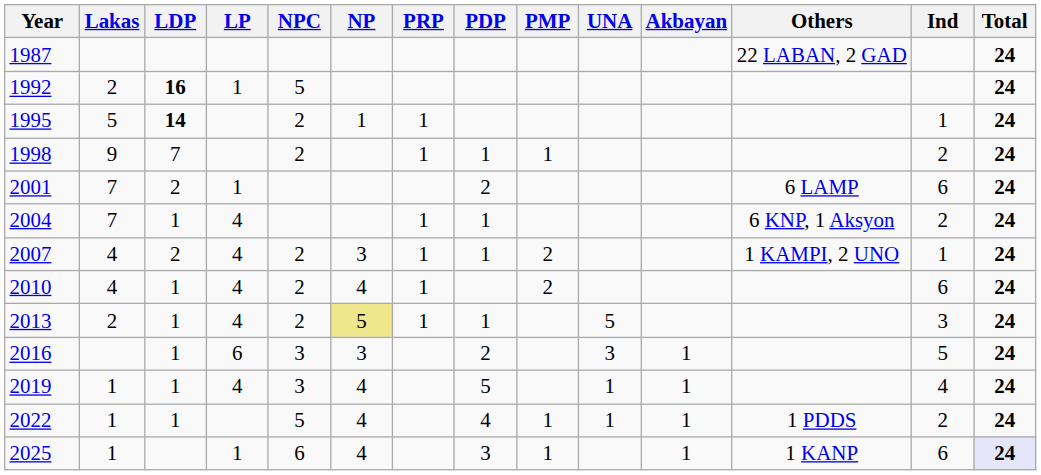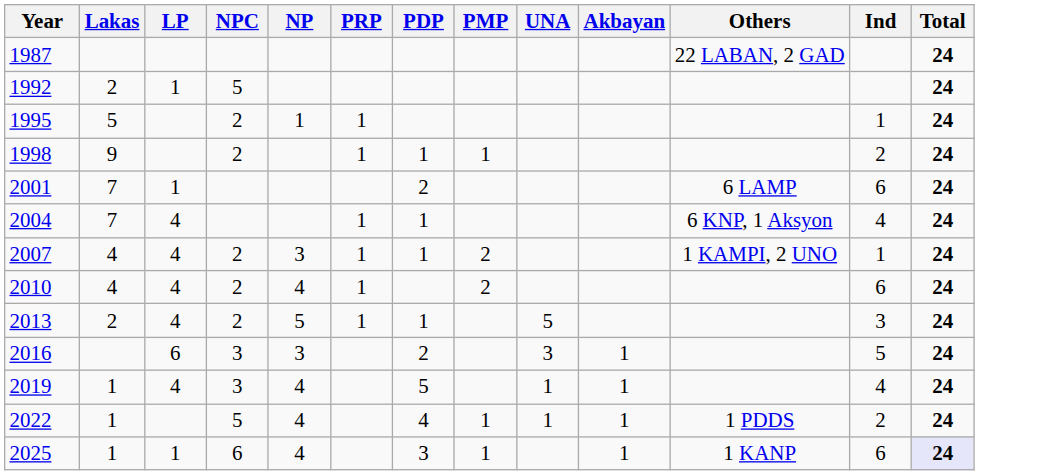- column: (175, 21)
(943, 220) 2 -> (881, 220) 4
(361, 320) khaki background -> (299, 320) no background
